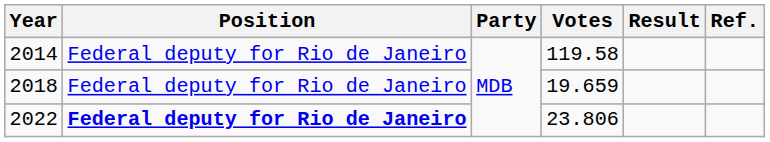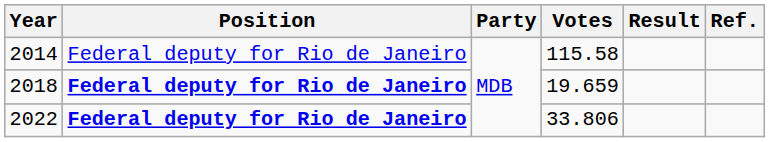(583, 54) 119.58 -> (583, 54) 115.58
(267, 87) normal -> (267, 87) bold
(583, 120) 23.806 -> (583, 120) 33.806
